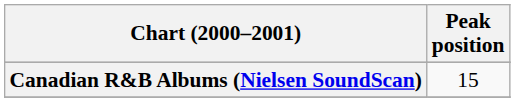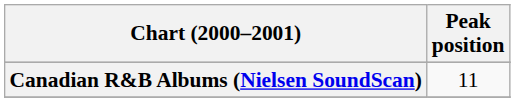(468, 79) 15 -> (468, 79) 11
